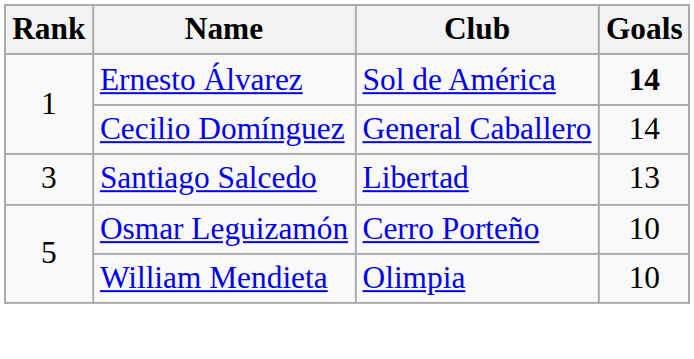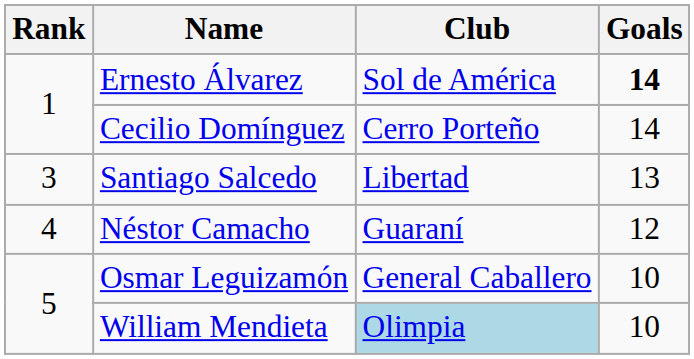(477, 128) General Caballero -> (451, 128) Cerro Porteño
+ row: (205, 228)
(451, 228) Cerro Porteño -> (477, 278) General Caballero
(414, 278) no background -> (414, 327) lightblue background
